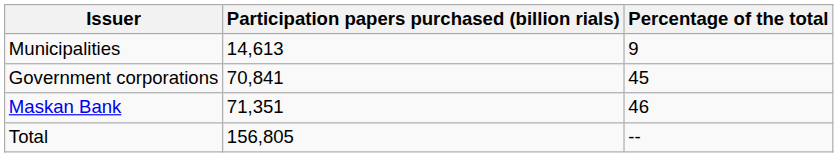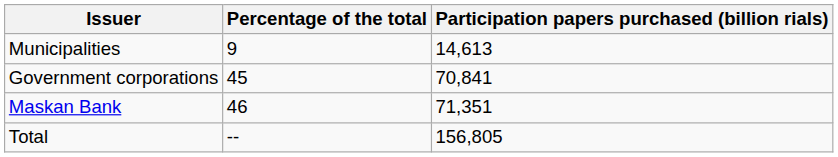columns swapped: (423, 19) <-> (728, 19)
